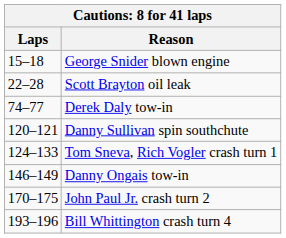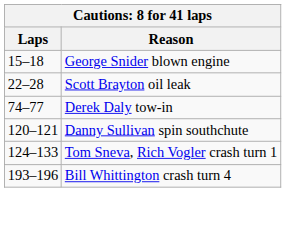- row: (127, 175)
- row: (137, 198)
